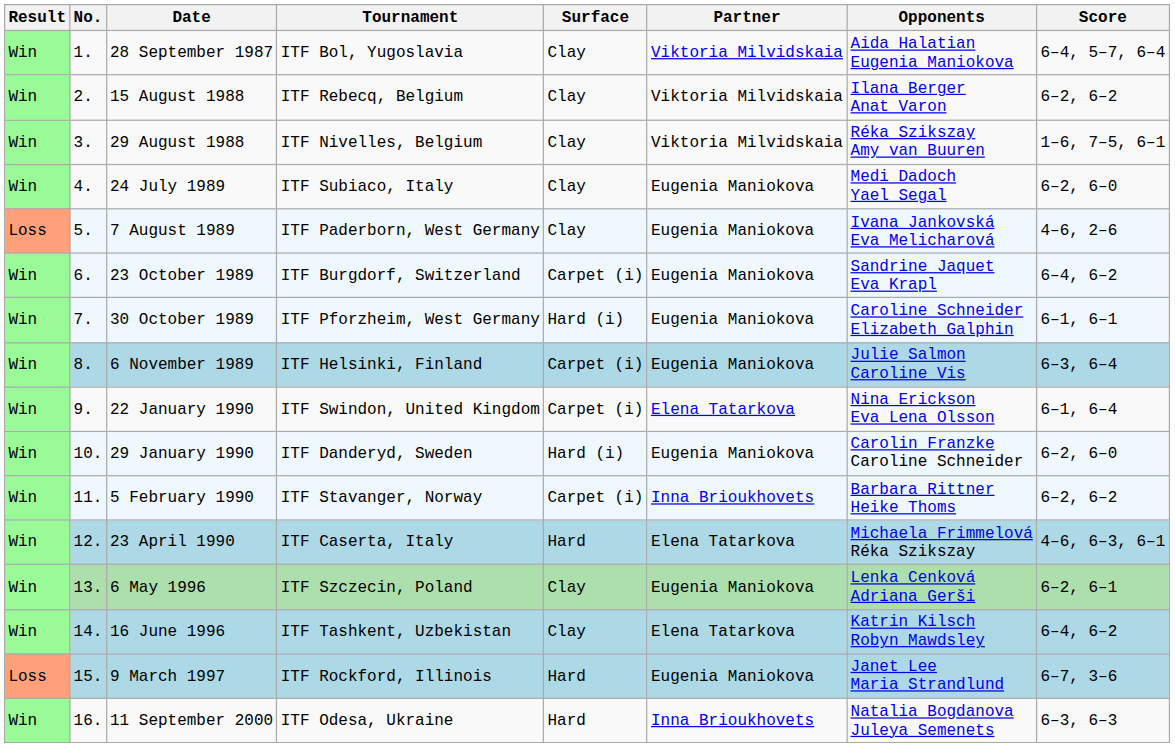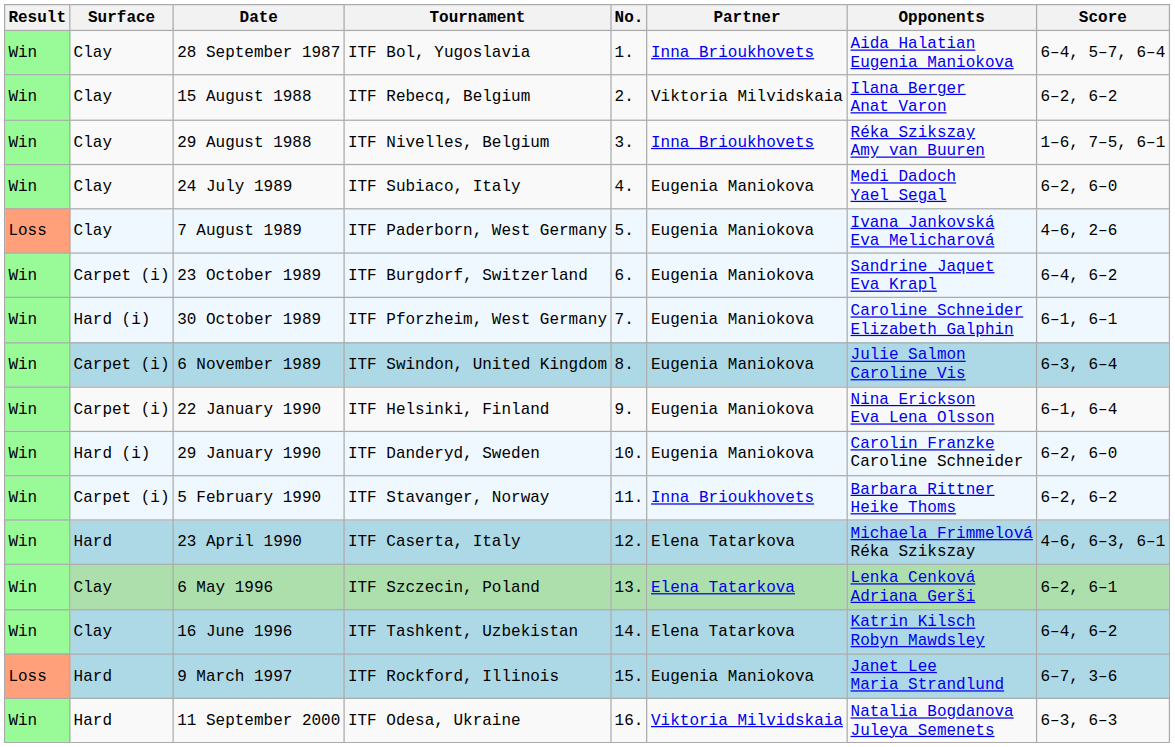columns swapped: (88, 18) <-> (595, 18)
(747, 53) Viktoria Milvidskaia -> (733, 53) Inna Brioukhovets
(747, 142) Viktoria Milvidskaia -> (733, 142) Inna Brioukhovets
(382, 365) ITF Helsinki, Finland -> (477, 365) ITF Swindon, United Kingdom
(410, 409) ITF Swindon, United Kingdom -> (449, 409) ITF Helsinki, Finland
(723, 409) Elena Tatarkova -> (733, 409) Eugenia Maniokova
(733, 587) Eugenia Maniokova -> (723, 587) Elena Tatarkova
(733, 721) Inna Brioukhovets -> (747, 721) Viktoria Milvidskaia
